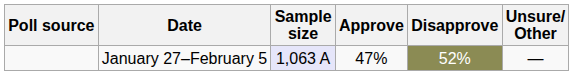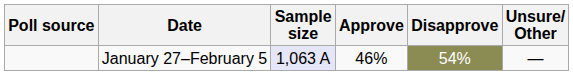(371, 58) 47% -> (371, 58) 46%
(455, 58) 52% -> (455, 58) 54%
